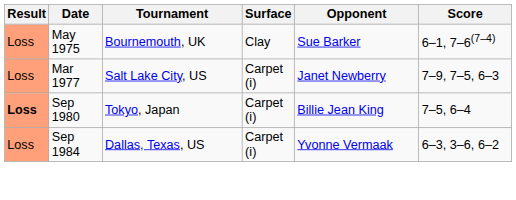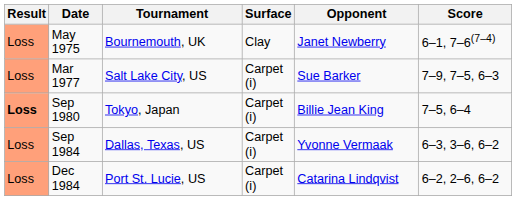(329, 41) Sue Barker -> (342, 41) Janet Newberry
(342, 75) Janet Newberry -> (329, 75) Sue Barker
+ row: (66, 178)
